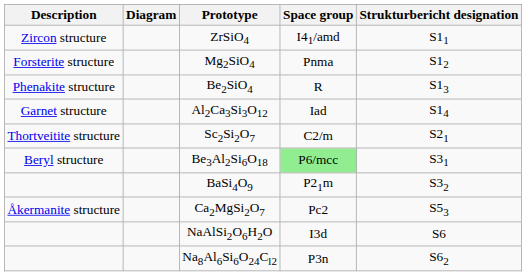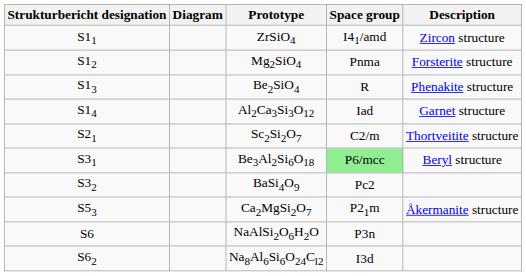columns swapped: (439, 15) <-> (64, 15)
(318, 185) P21m -> (365, 185) Pc2
(318, 209) Pc2 -> (365, 209) P21m
(318, 234) I3d -> (365, 234) P3n
(318, 258) P3n -> (365, 258) I3d
